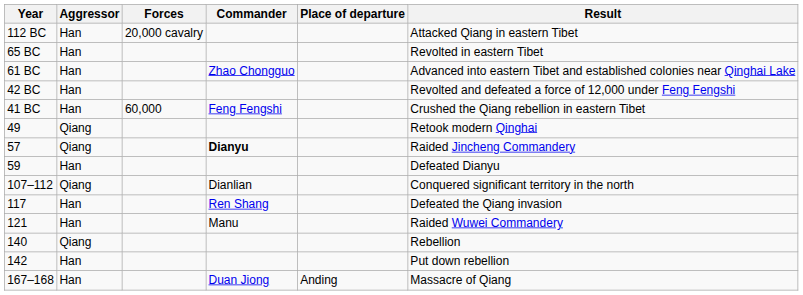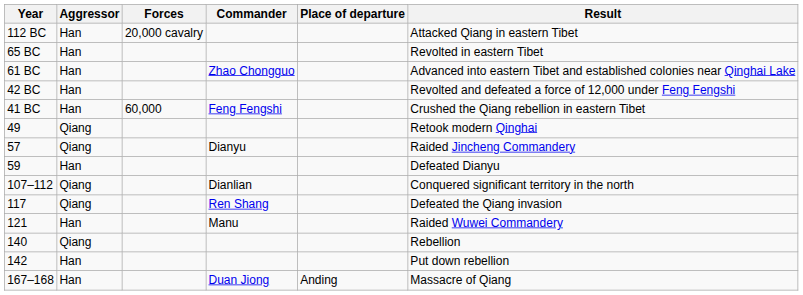(229, 147) bold -> (227, 147) normal
(70, 204) Han -> (75, 204) Qiang
